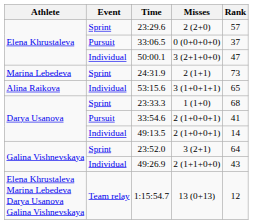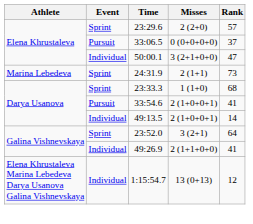- row: (151, 88)
(235, 164) 43 -> (232, 149) 41
(109, 196) Team relay -> (108, 180) Individual
